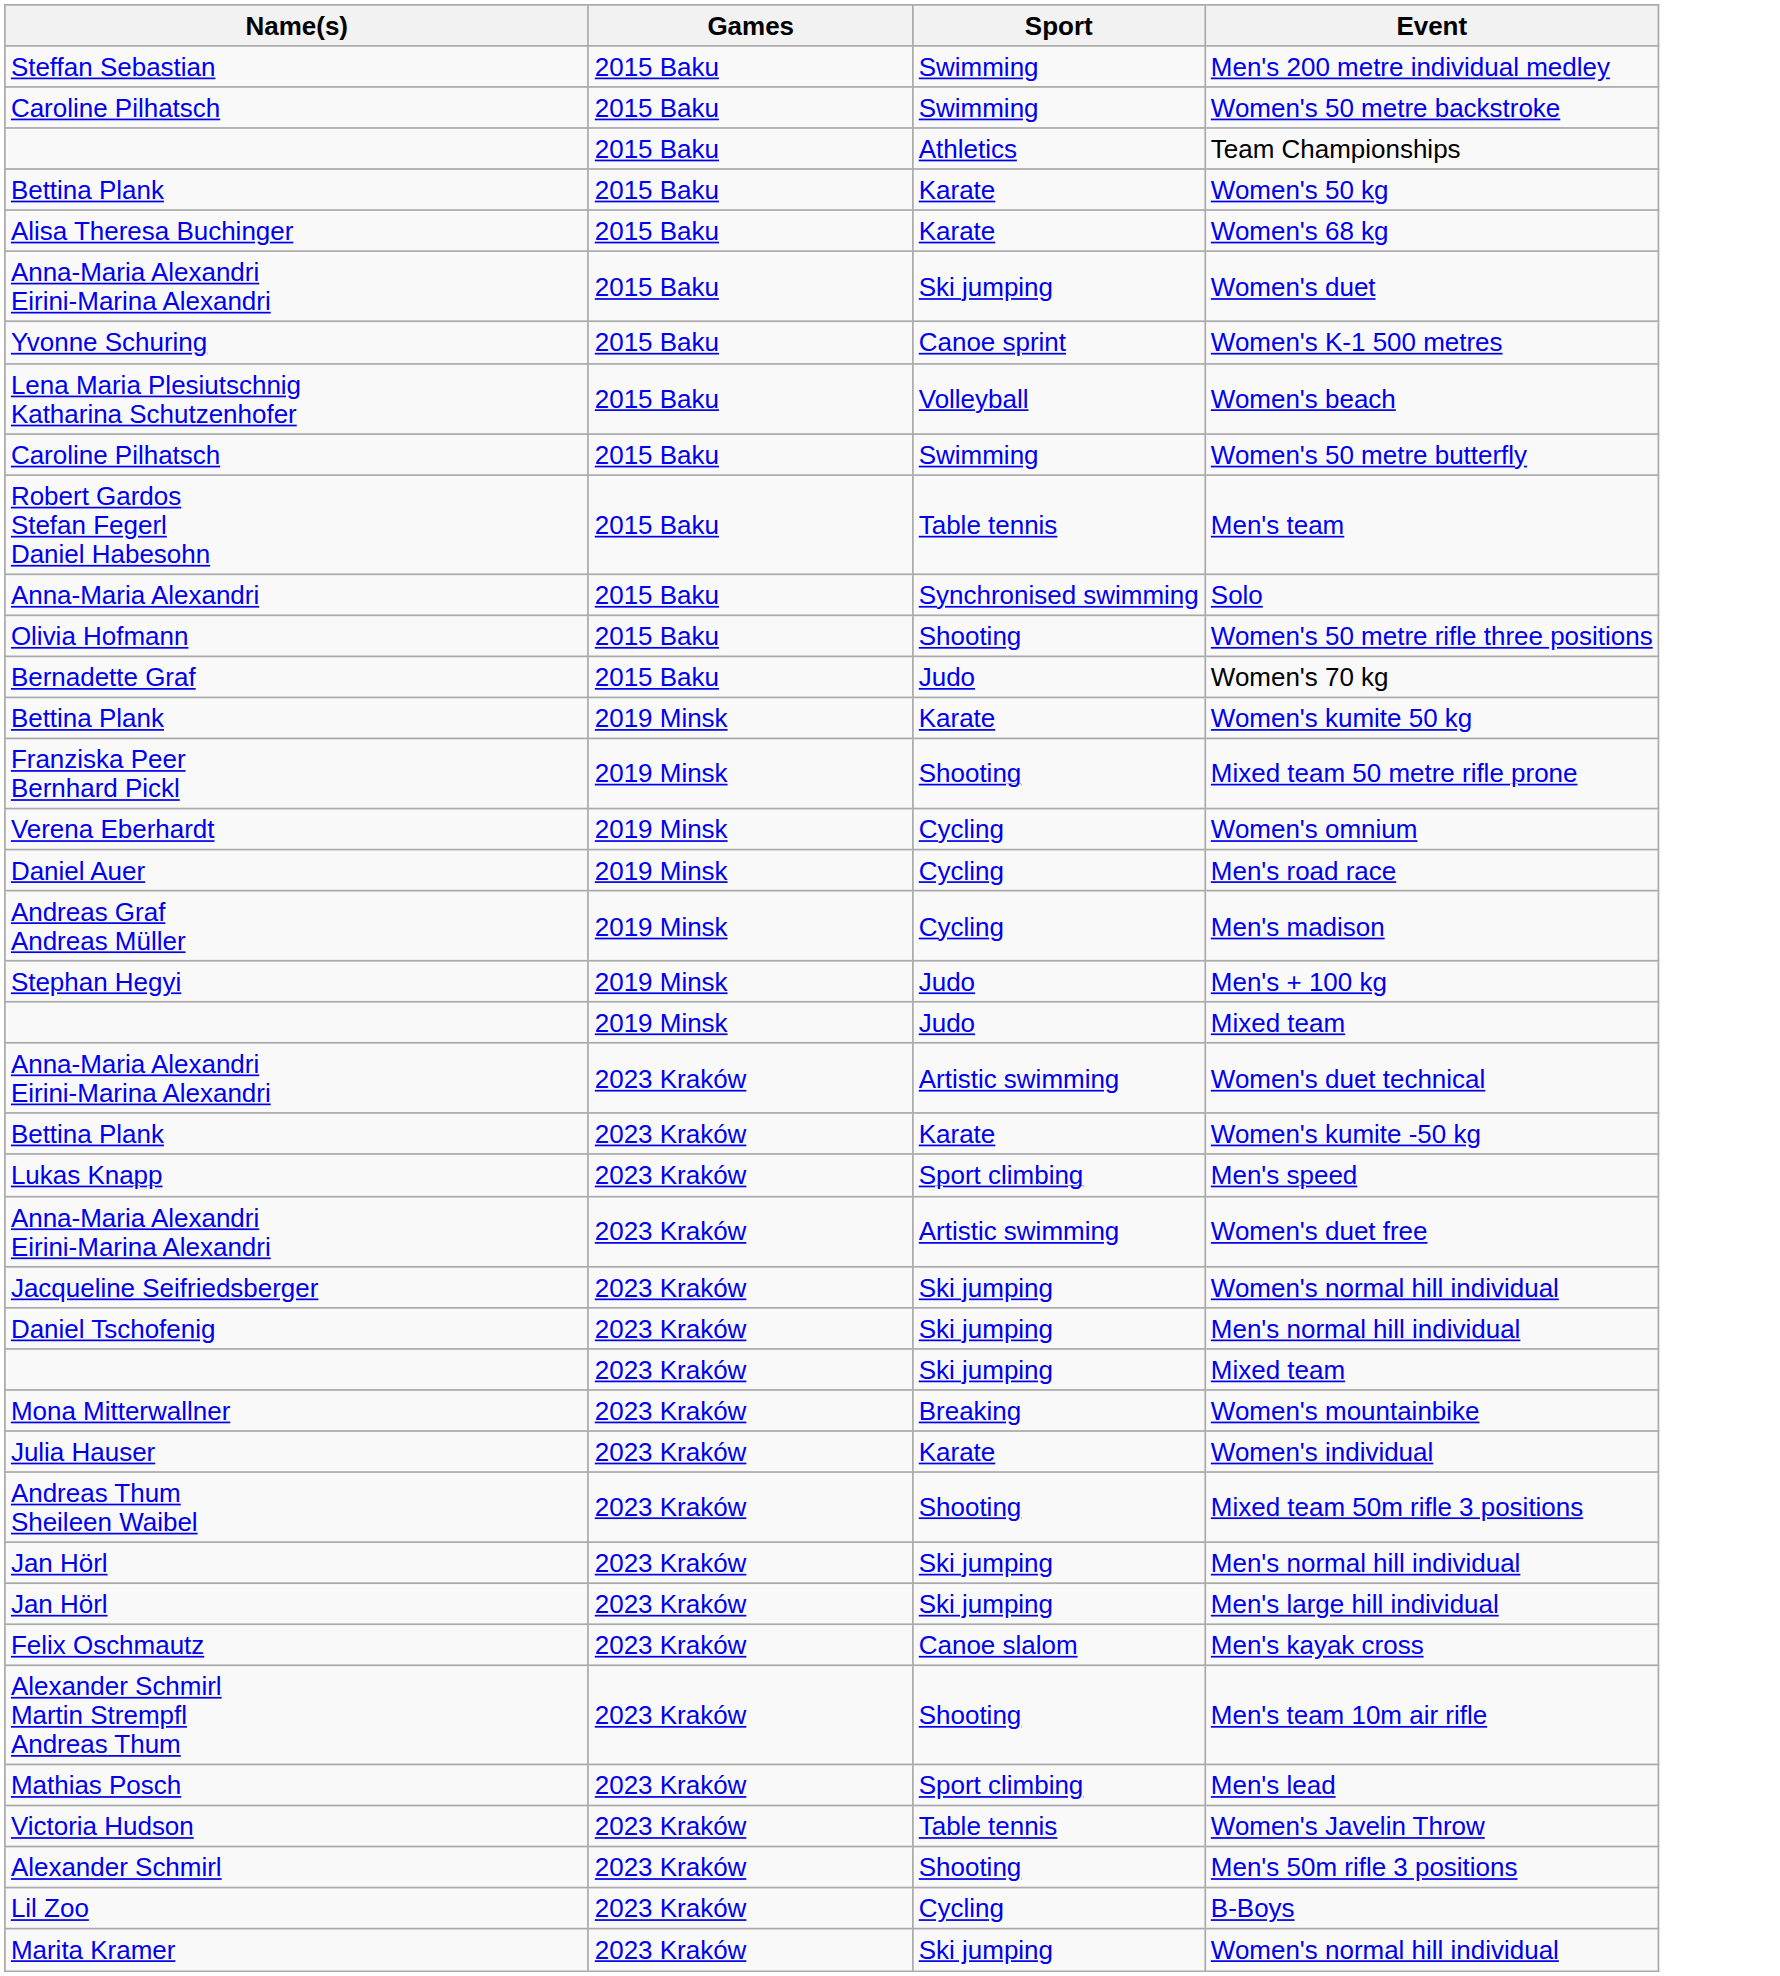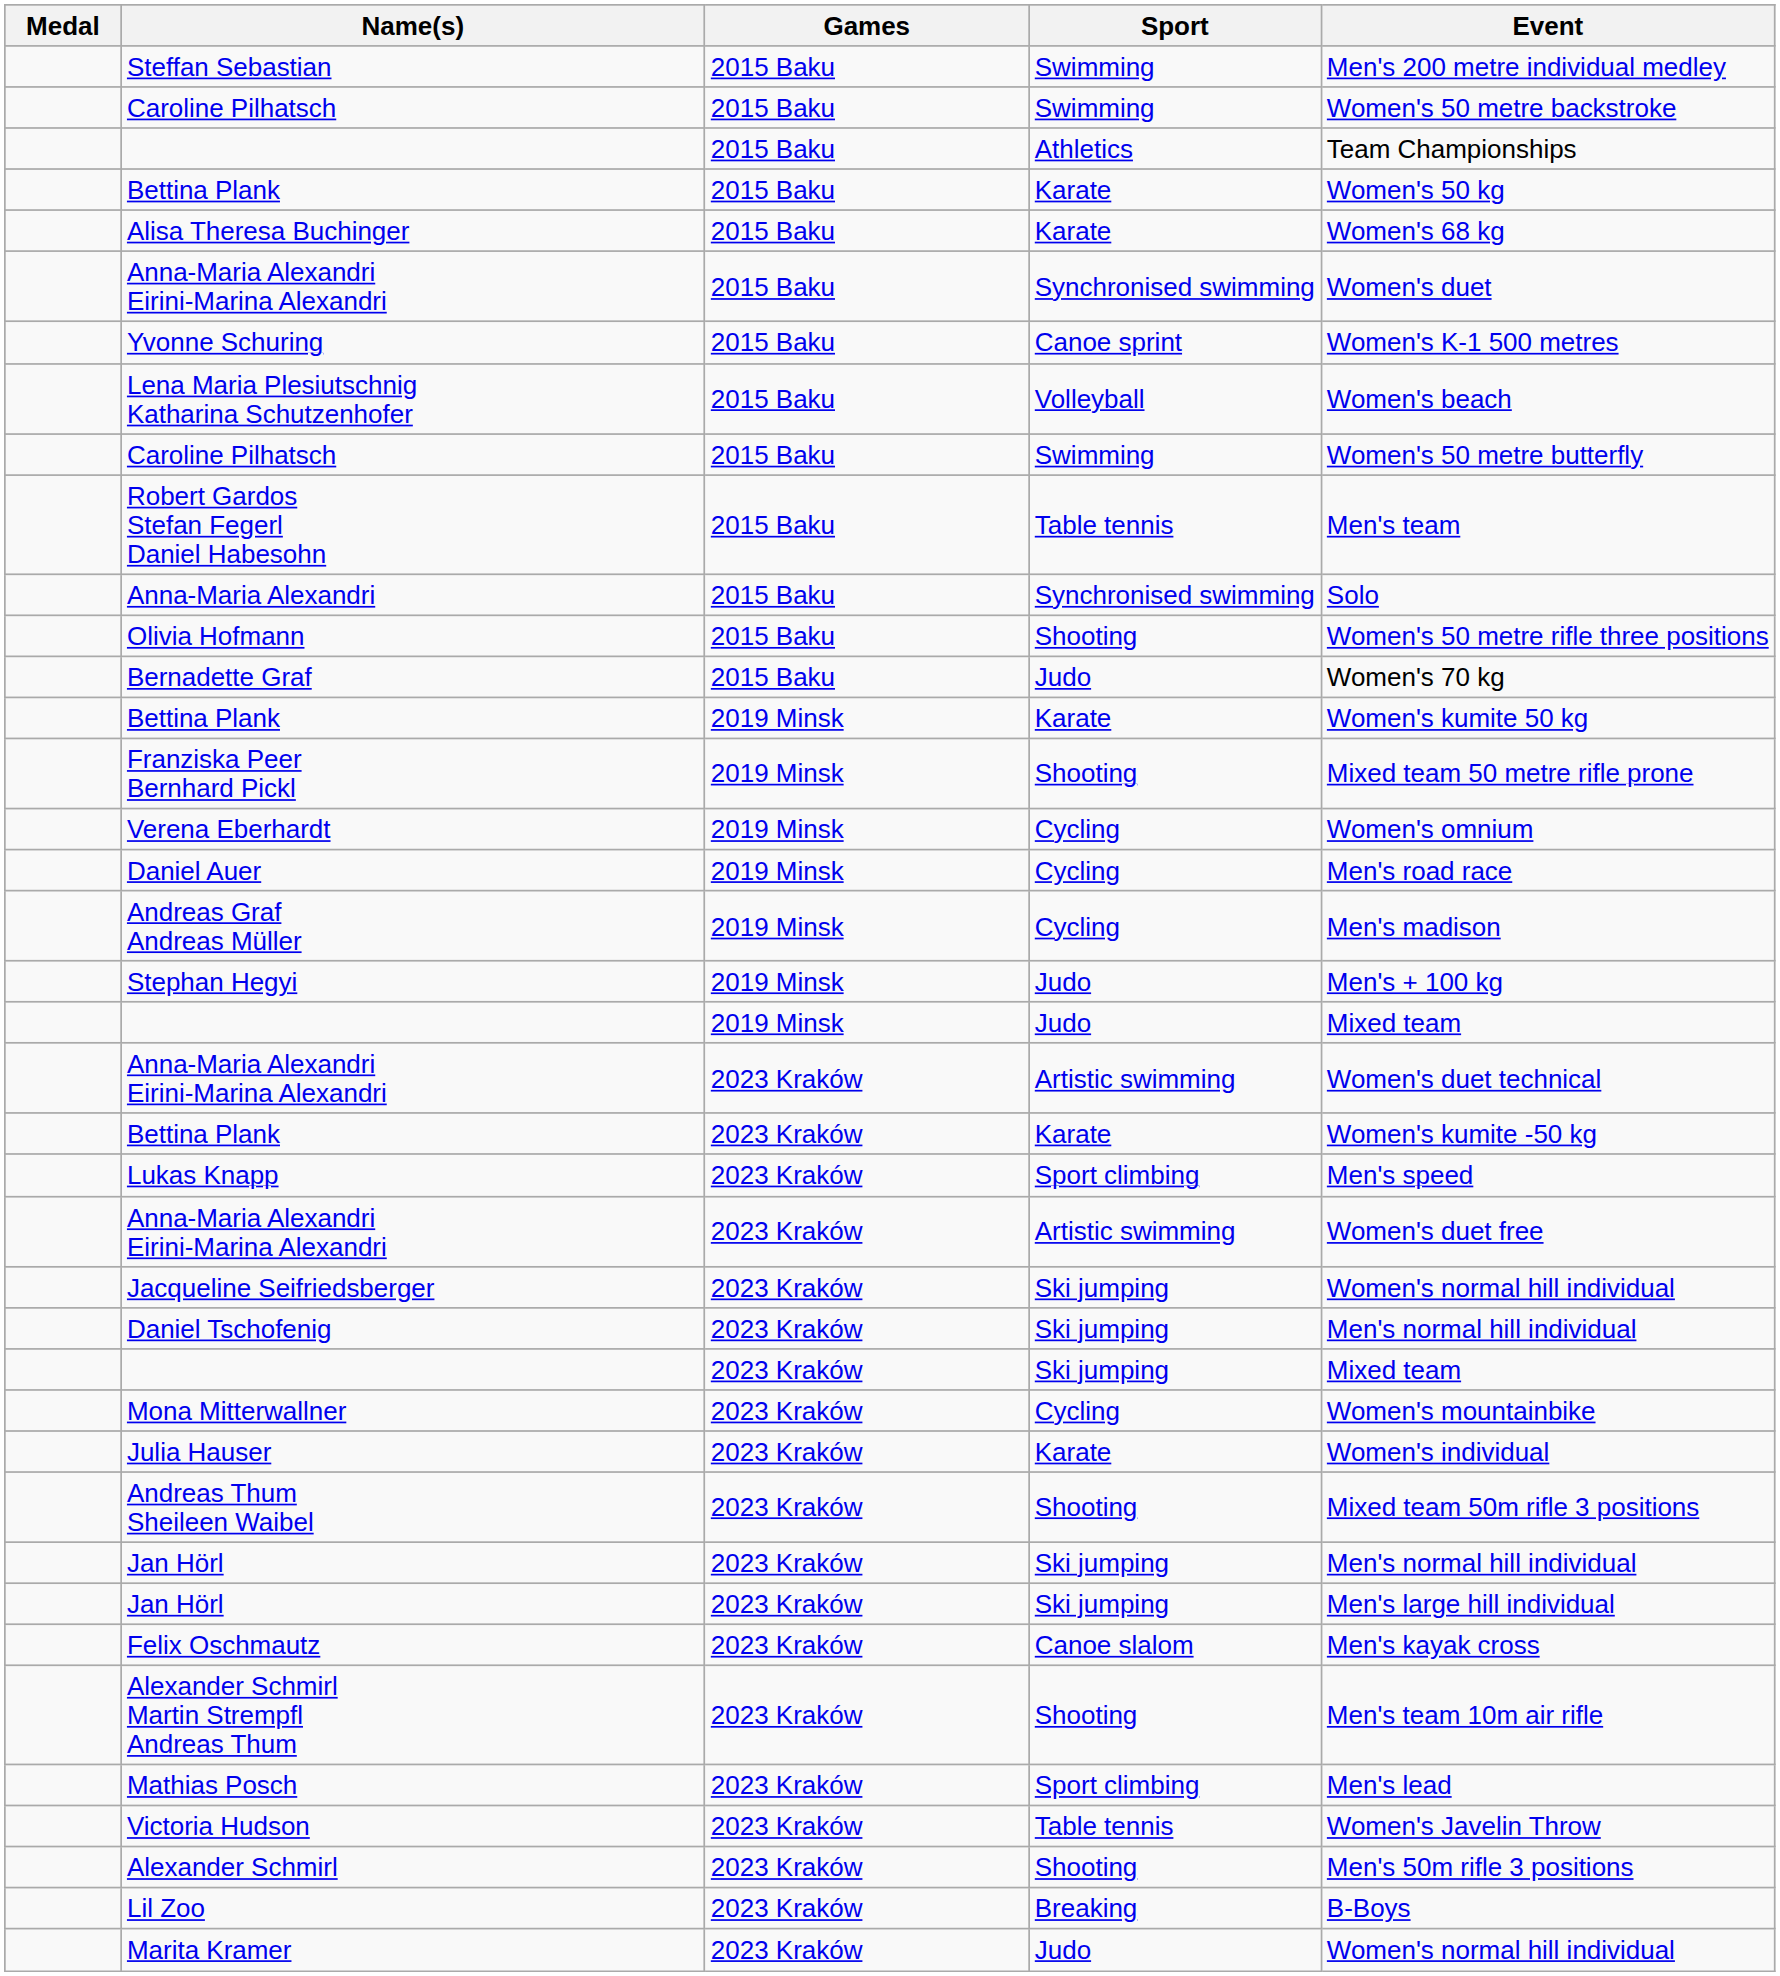+ column: (63, 26)
(986, 287) Ski jumping -> (1175, 287) Synchronised swimming
(970, 1410) Breaking -> (1077, 1410) Cycling
(961, 1909) Cycling -> (1086, 1909) Breaking
(986, 1950) Ski jumping -> (1063, 1950) Judo
